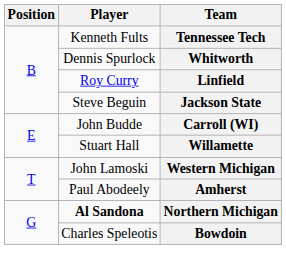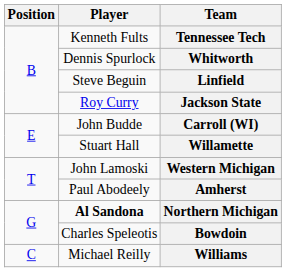(109, 80) Roy Curry -> (109, 80) Steve Beguin
(109, 102) Steve Beguin -> (109, 102) Roy Curry
+ row: (221, 255)
